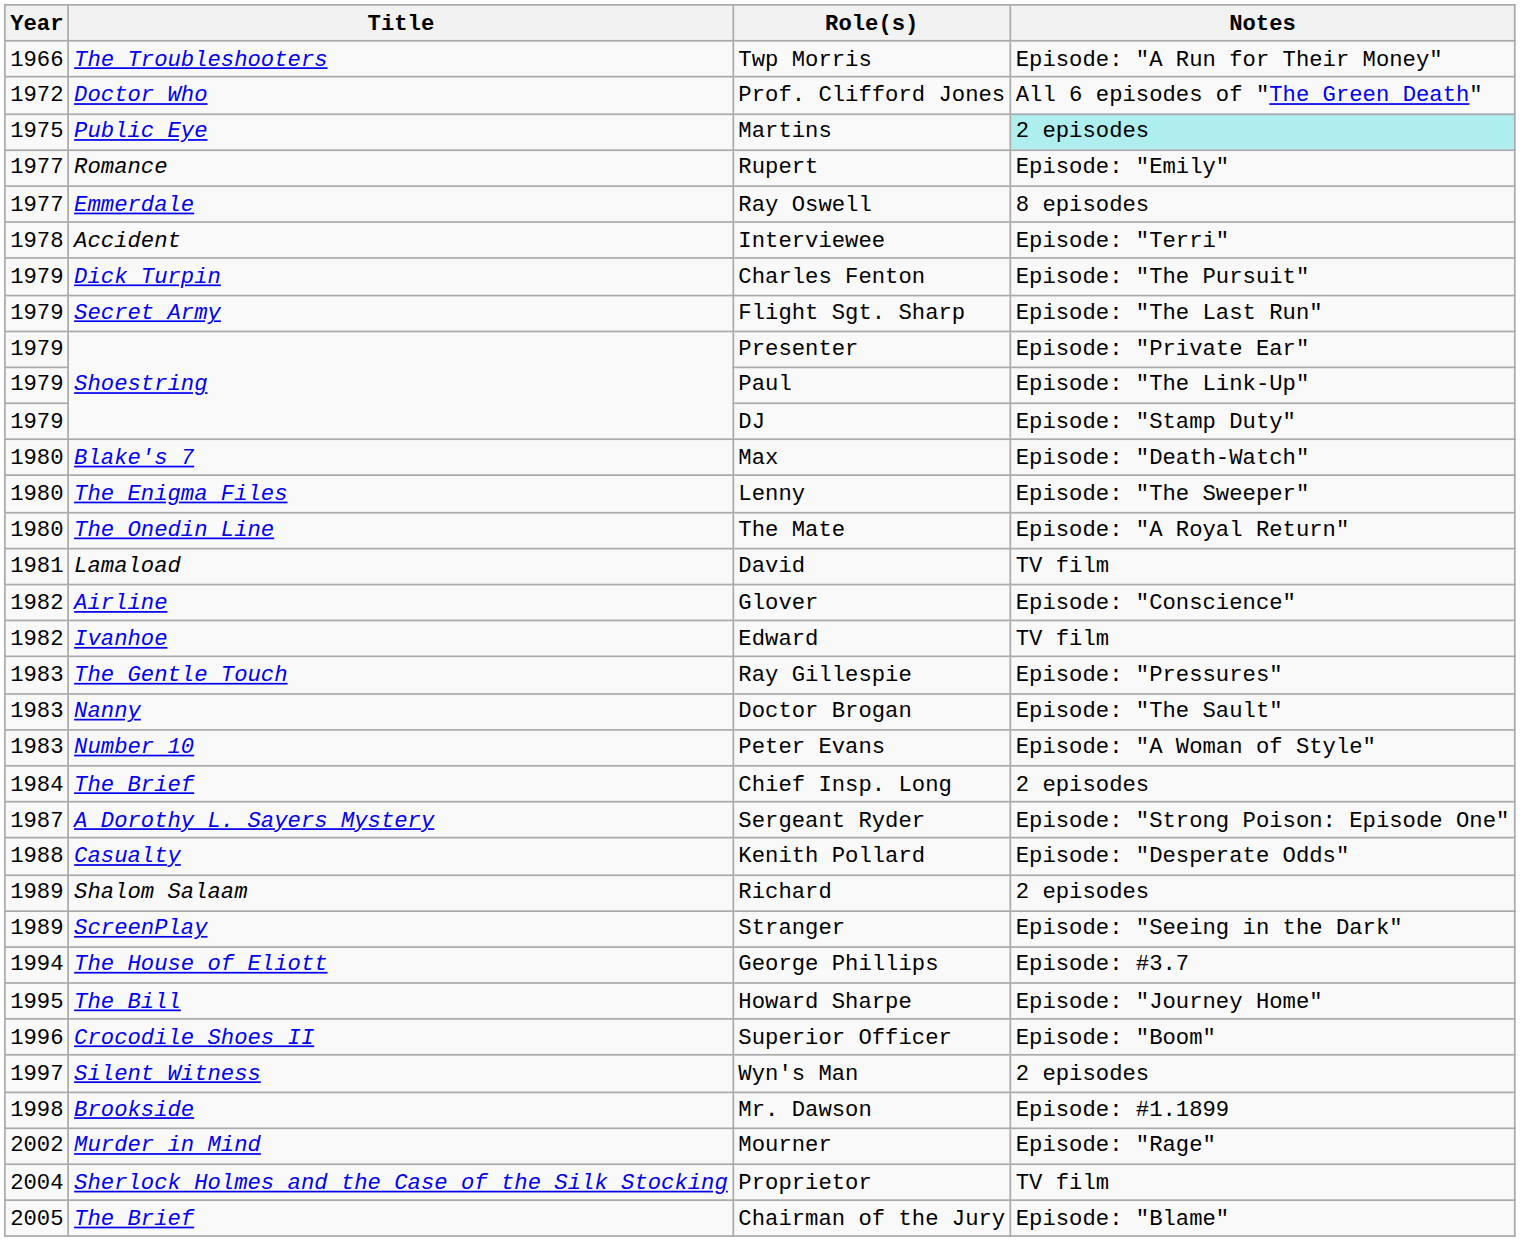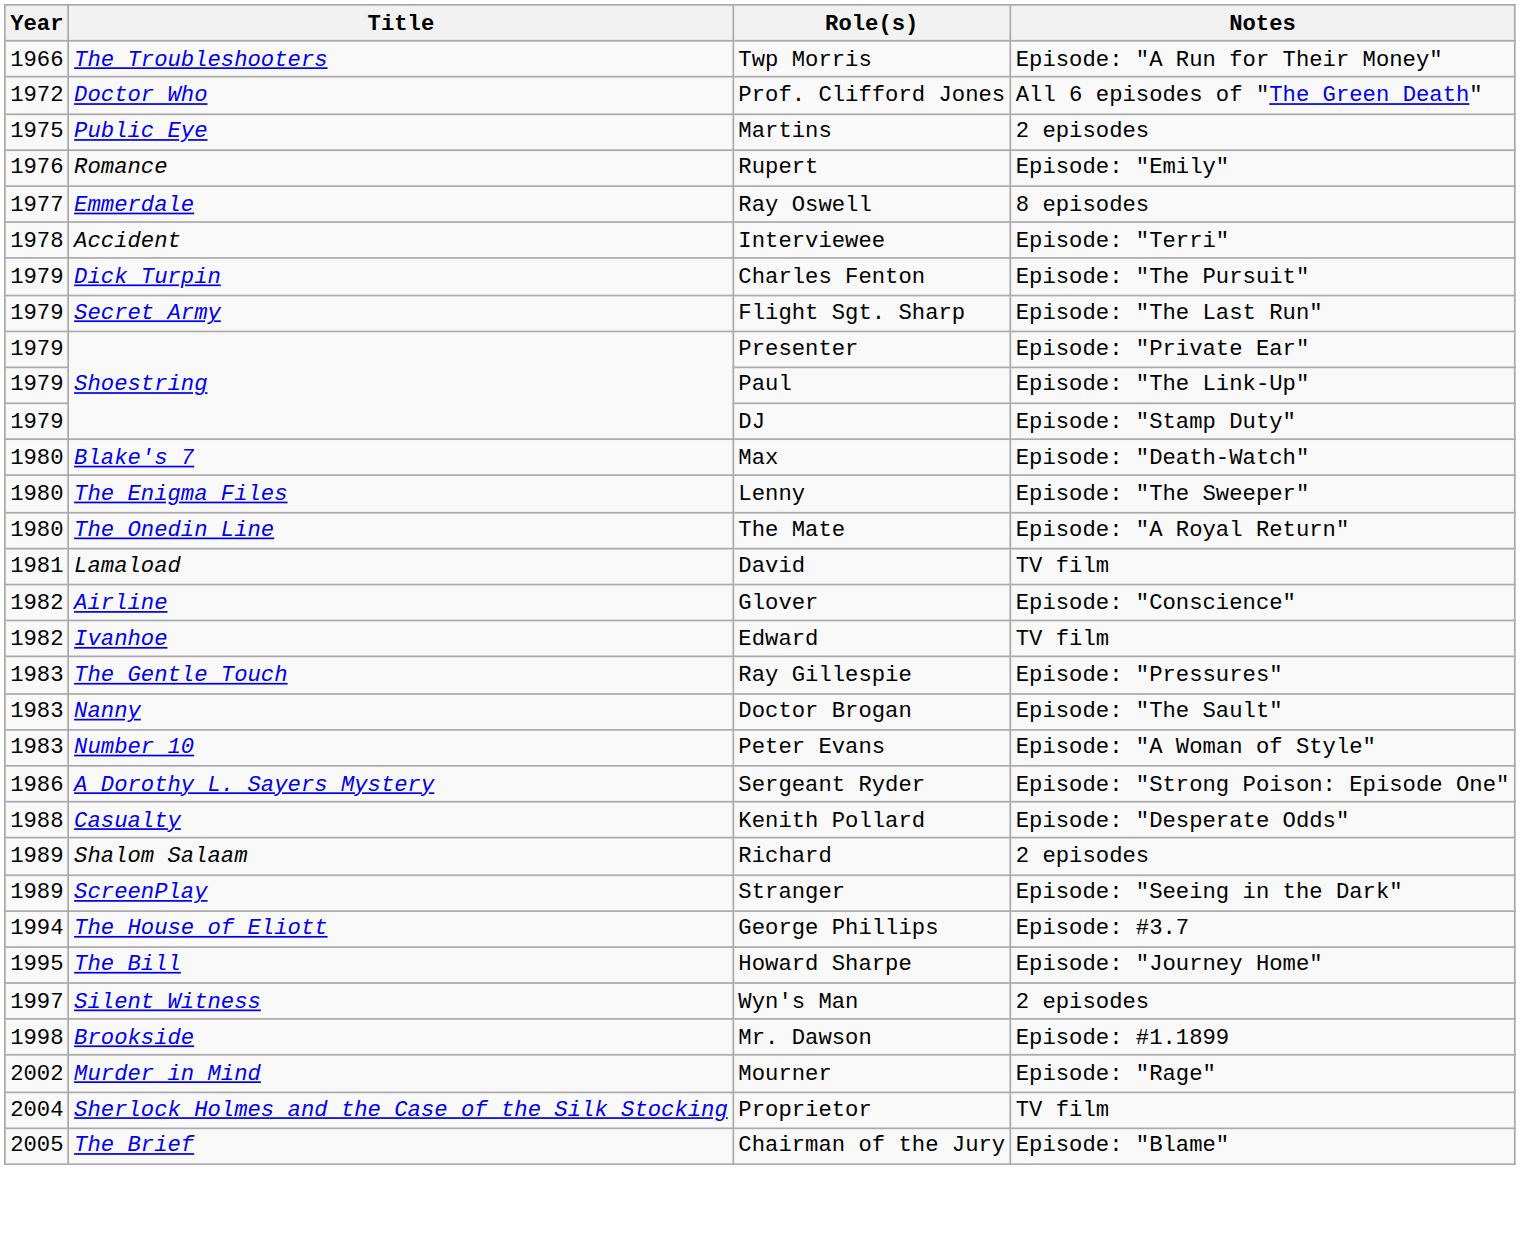(1082, 132) paleturquoise background -> (1082, 132) no background
(37, 168) 1977 -> (37, 168) 1976
- row: (845, 784)
(37, 820) 1987 -> (37, 784) 1986
- row: (845, 1037)
